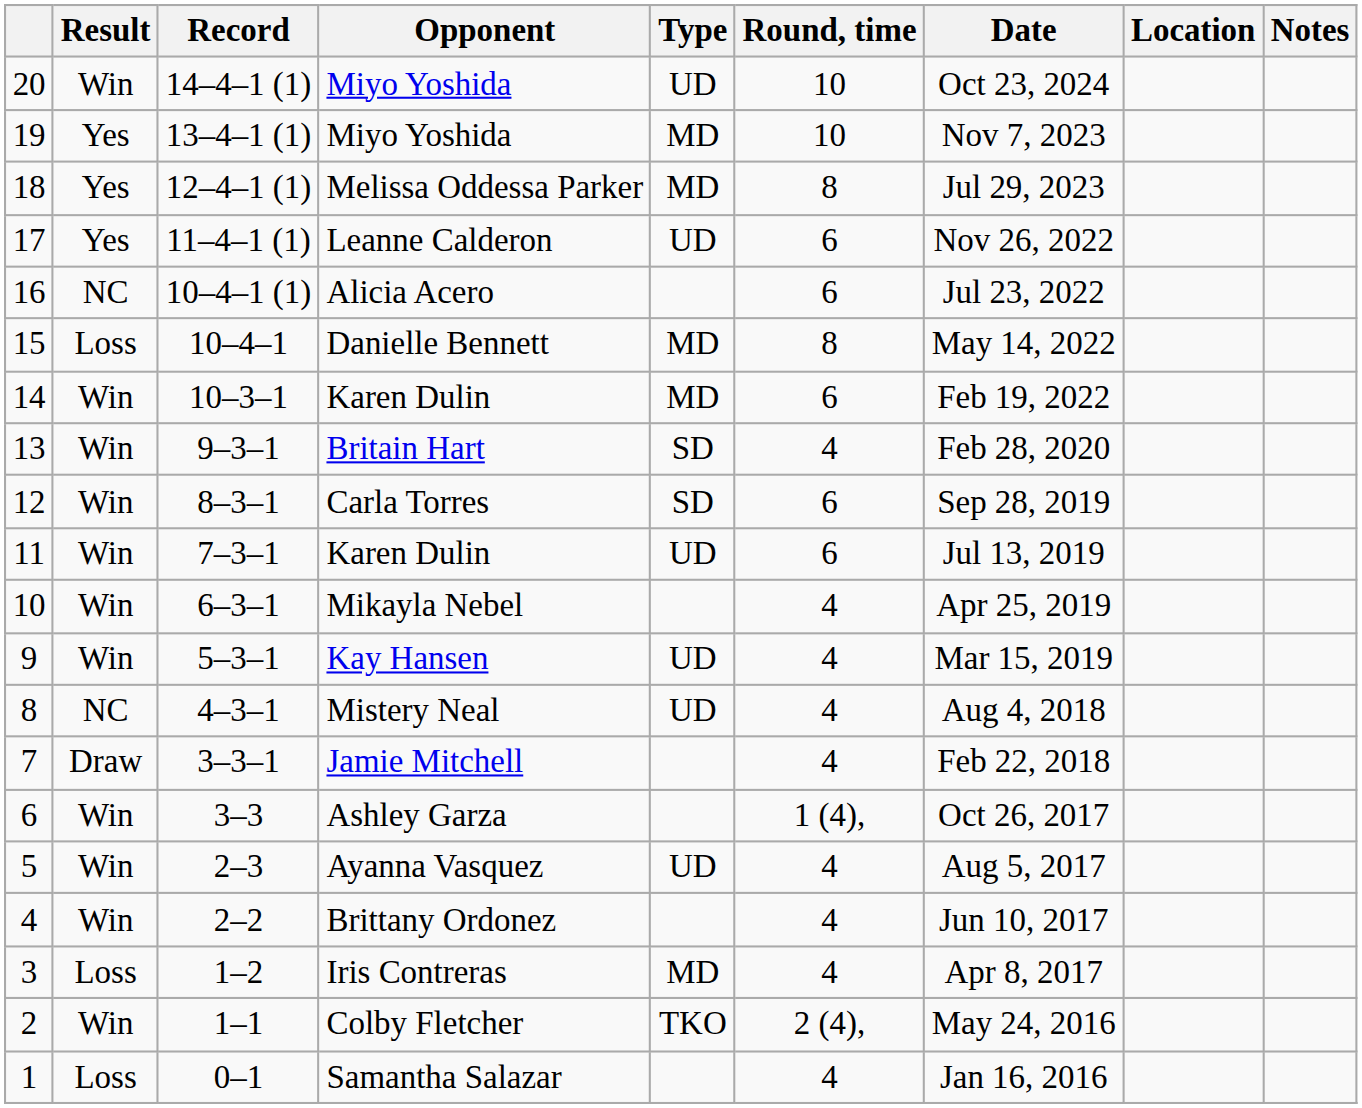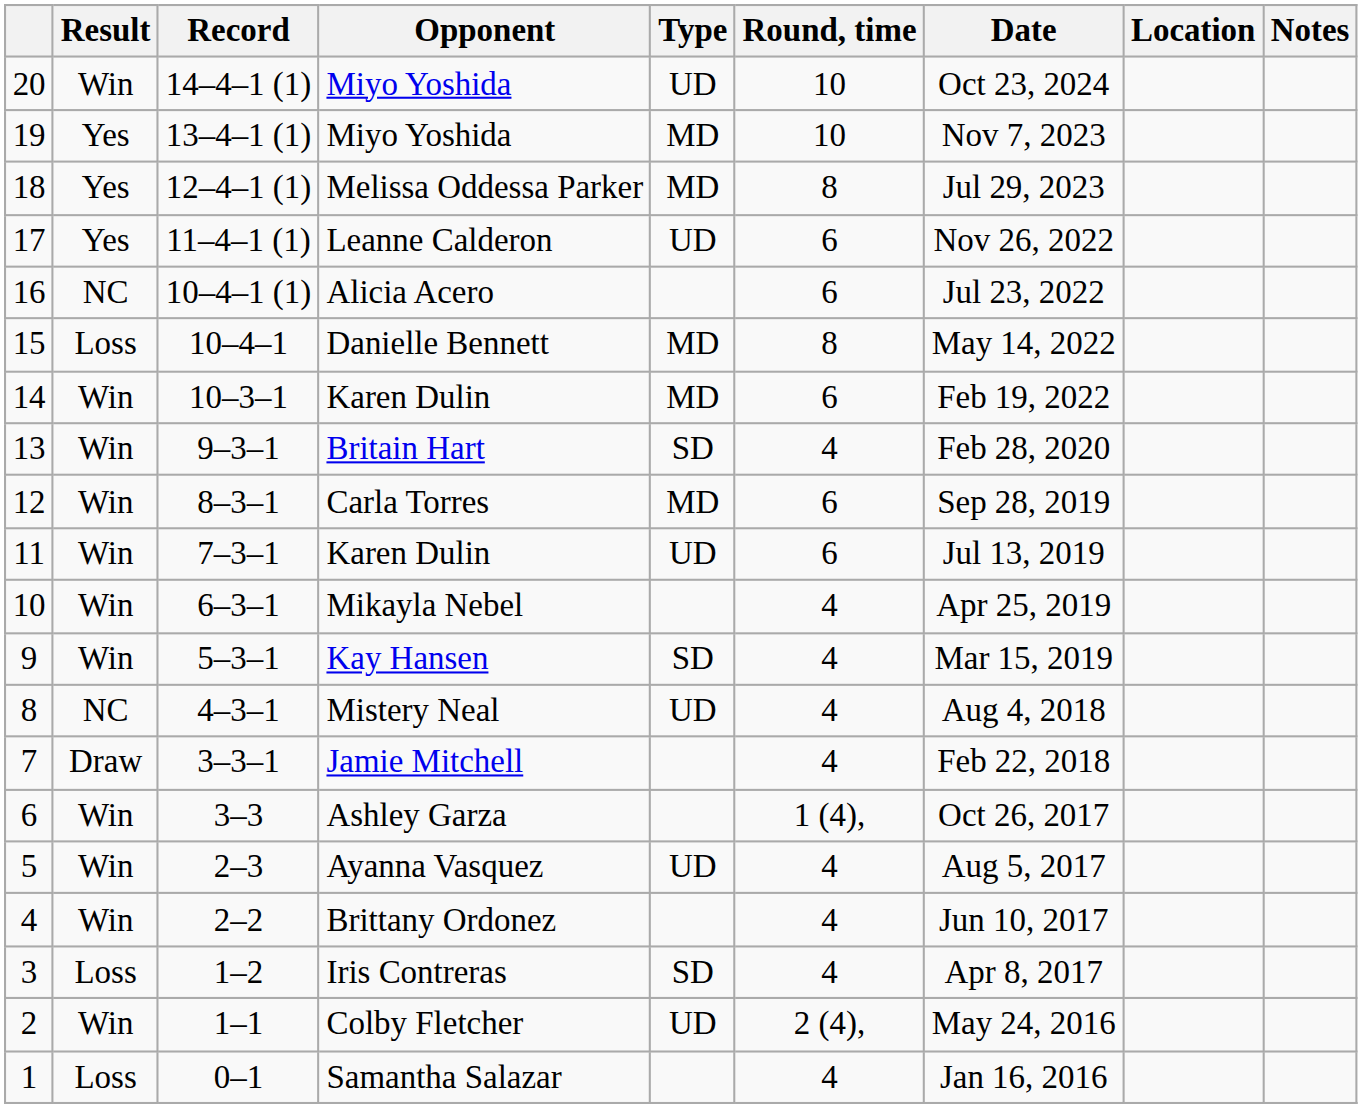(693, 501) SD -> (693, 501) MD
(693, 657) UD -> (693, 657) SD
(693, 971) MD -> (693, 971) SD
(693, 1023) TKO -> (693, 1023) UD
